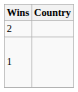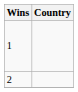rows swapped: (9, 28) <-> (9, 62)
